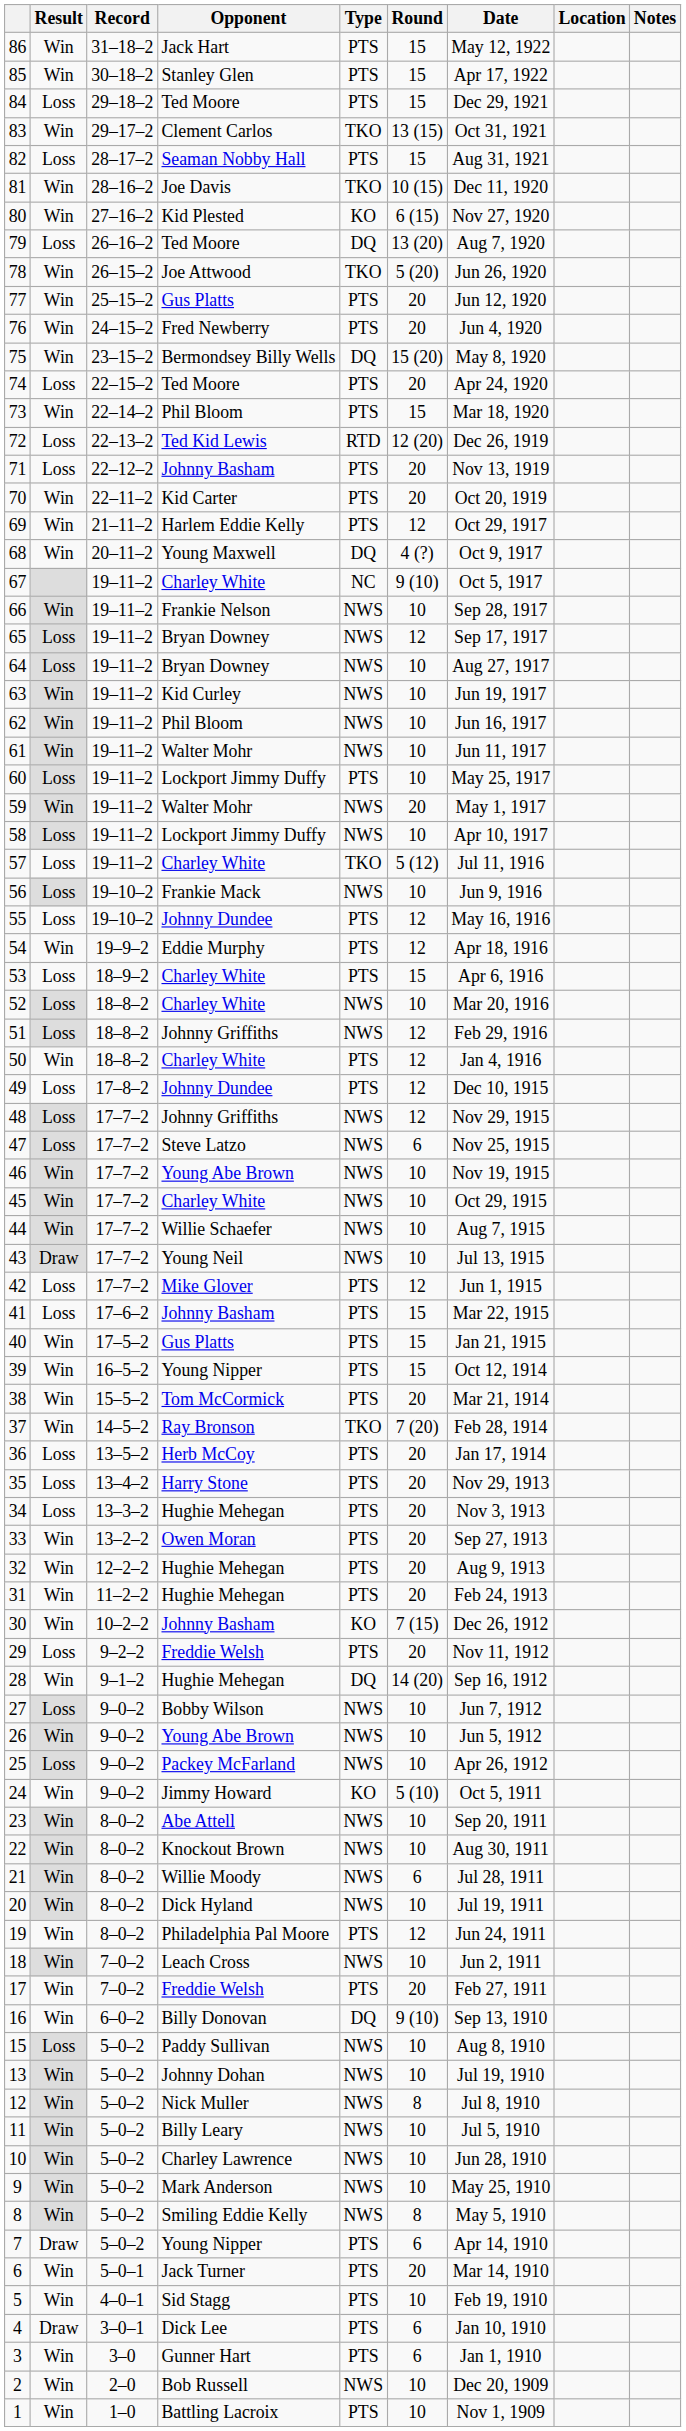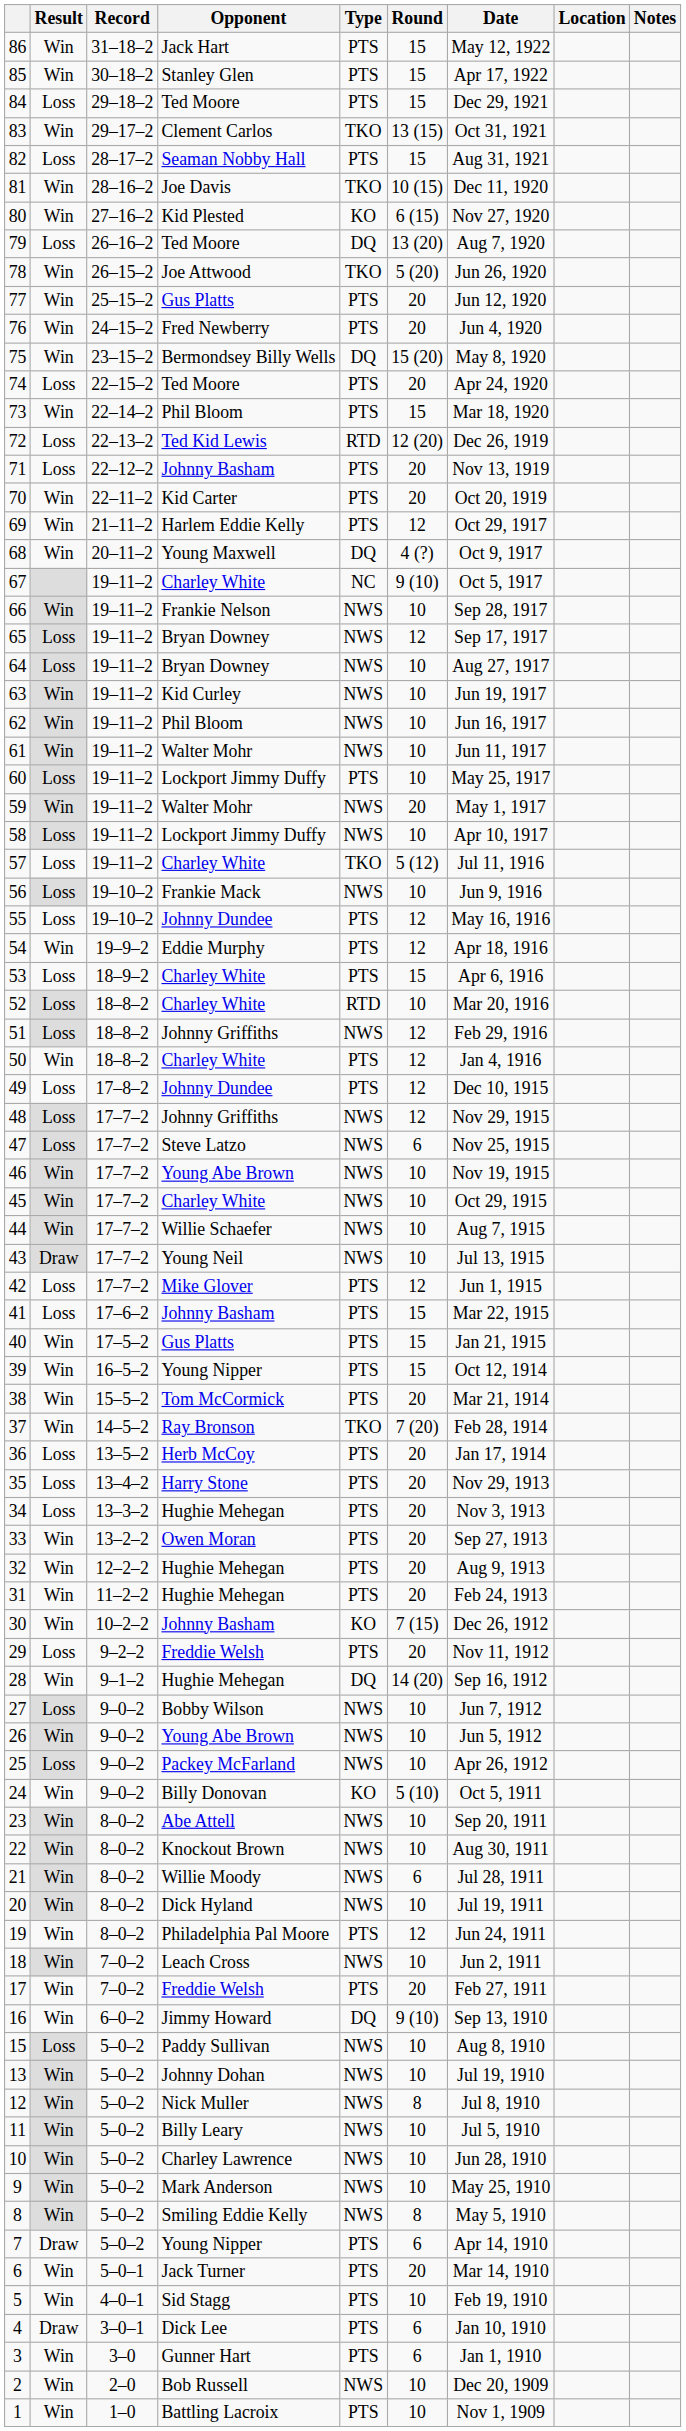(363, 1004) NWS -> (363, 1004) RTD
(216, 1793) Jimmy Howard -> (214, 1793) Billy Donovan
(214, 2018) Billy Donovan -> (216, 2018) Jimmy Howard
